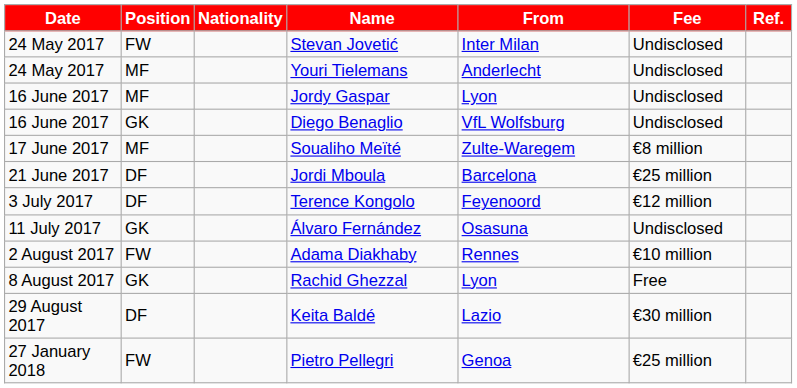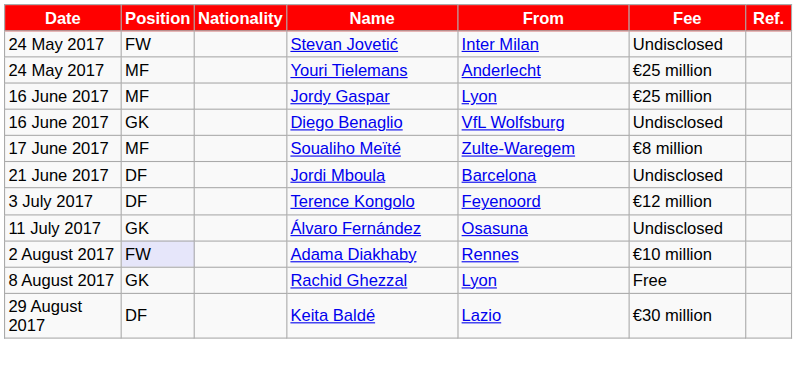(678, 70) Undisclosed -> (672, 70) €25 million
(678, 97) Undisclosed -> (672, 97) €25 million
(672, 175) €25 million -> (678, 175) Undisclosed
(138, 254) no background -> (138, 254) lavender background
- row: (342, 360)
